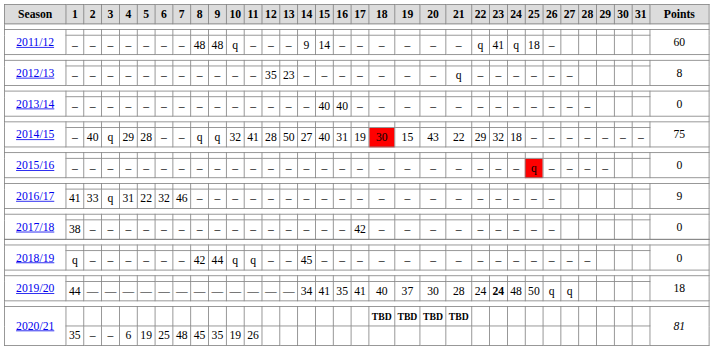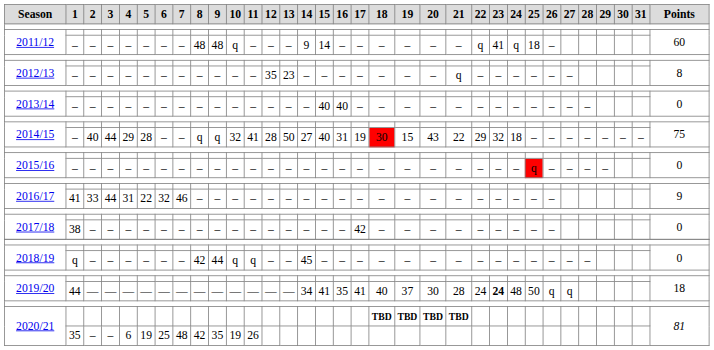(111, 137) q -> (111, 137) 44
(111, 198) q -> (111, 198) 44
(200, 335) 45 -> (200, 335) 42
